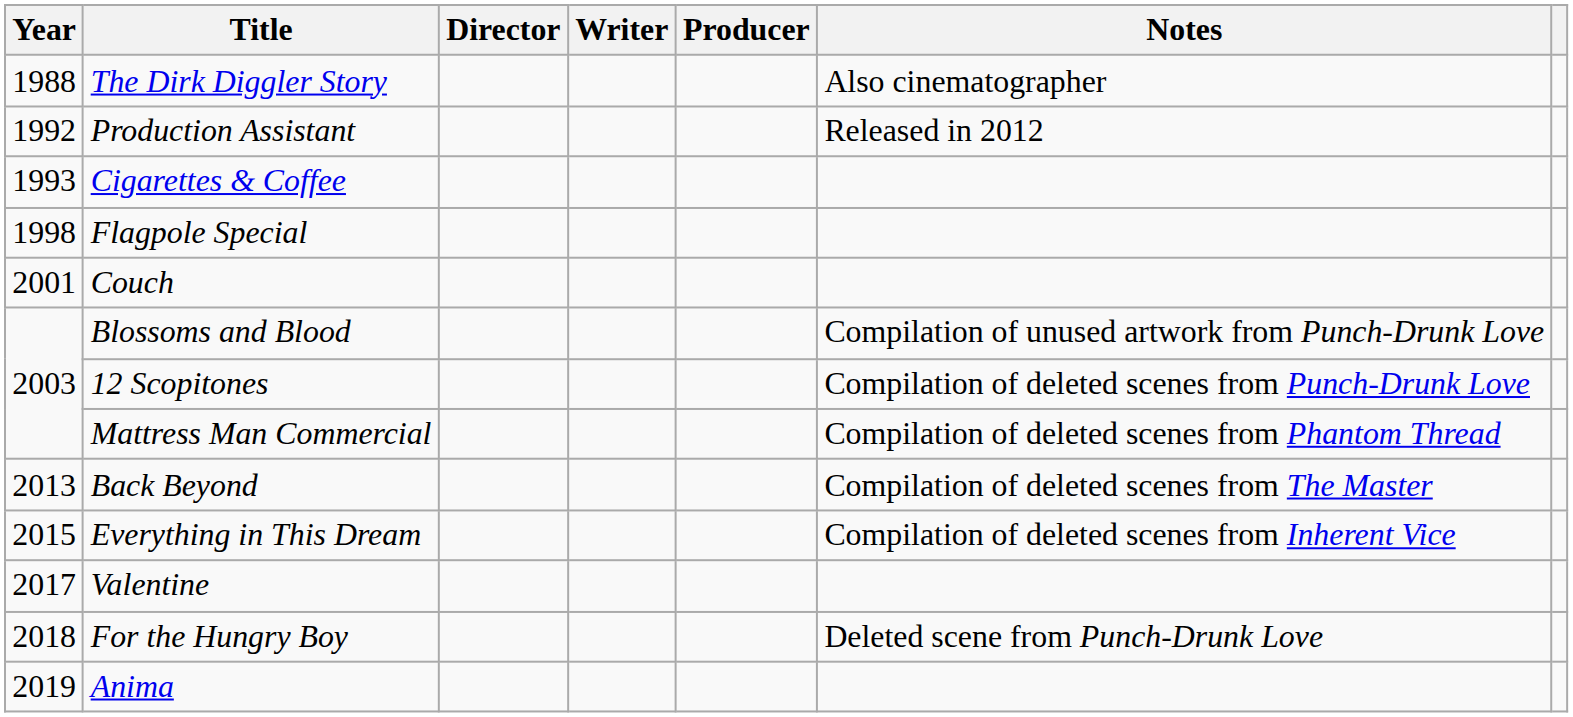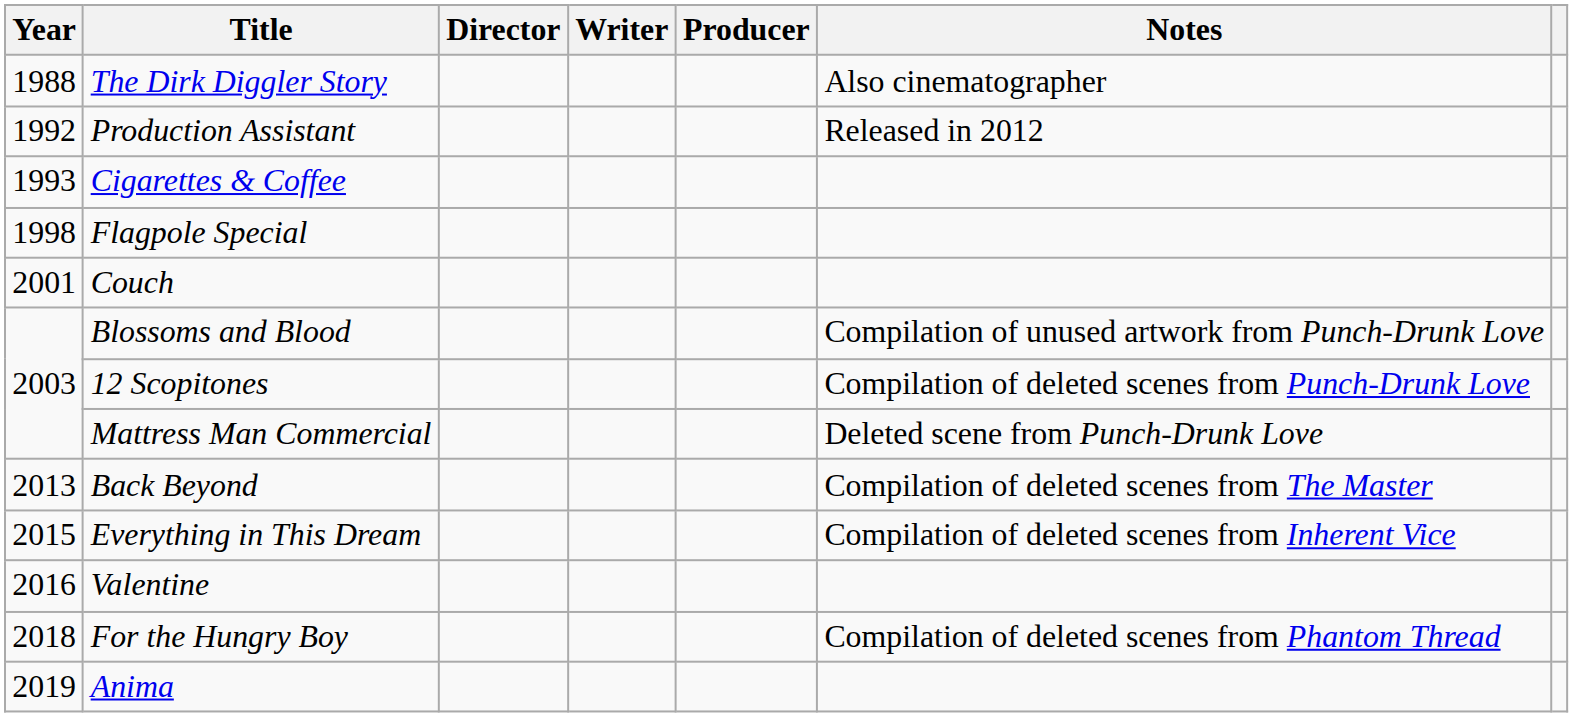(1162, 433) Compilation of deleted scenes from Phantom Thread -> (1074, 433) Deleted scene from Punch-Drunk Love
(44, 585) 2017 -> (44, 585) 2016
(1074, 635) Deleted scene from Punch-Drunk Love -> (1162, 635) Compilation of deleted scenes from Phantom Thread
